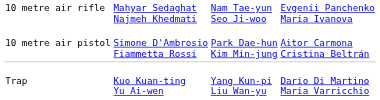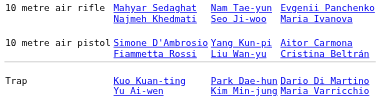(244, 48) Park Dae-hun Kim Min-jung -> (241, 48) Yang Kun-pi Liu Wan-yu
(241, 86) Yang Kun-pi Liu Wan-yu -> (244, 86) Park Dae-hun Kim Min-jung
